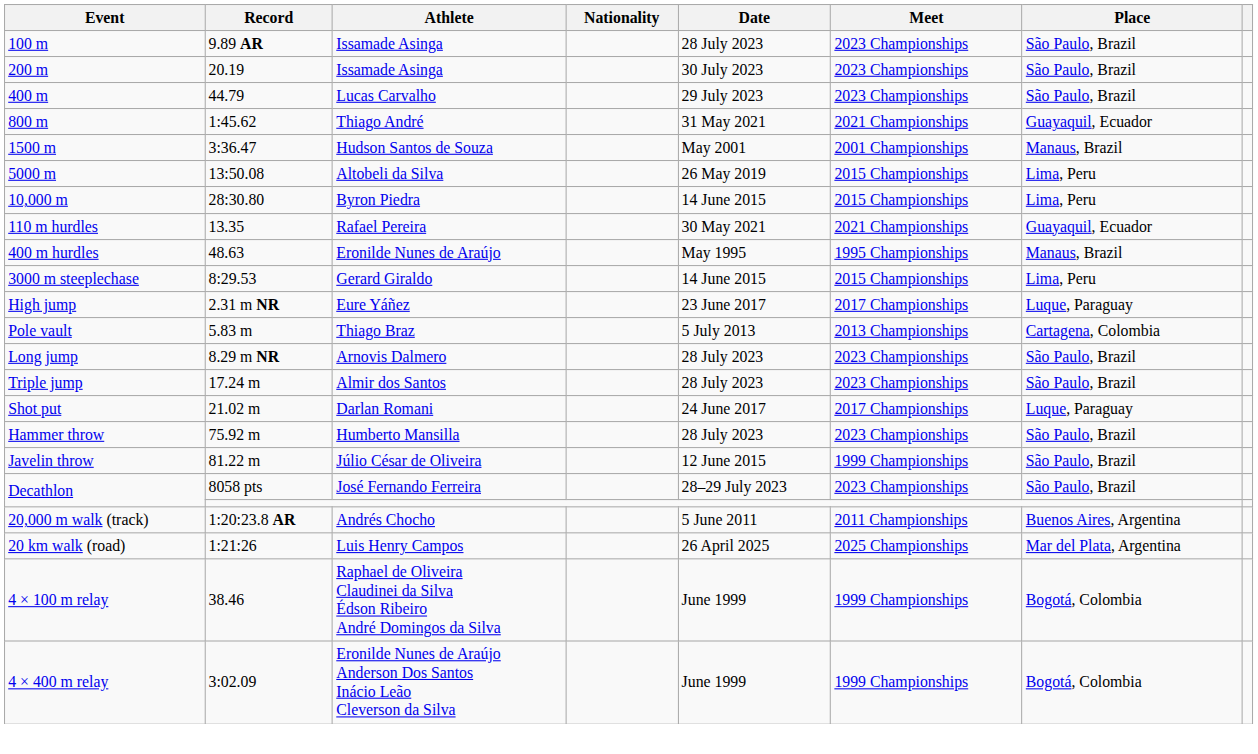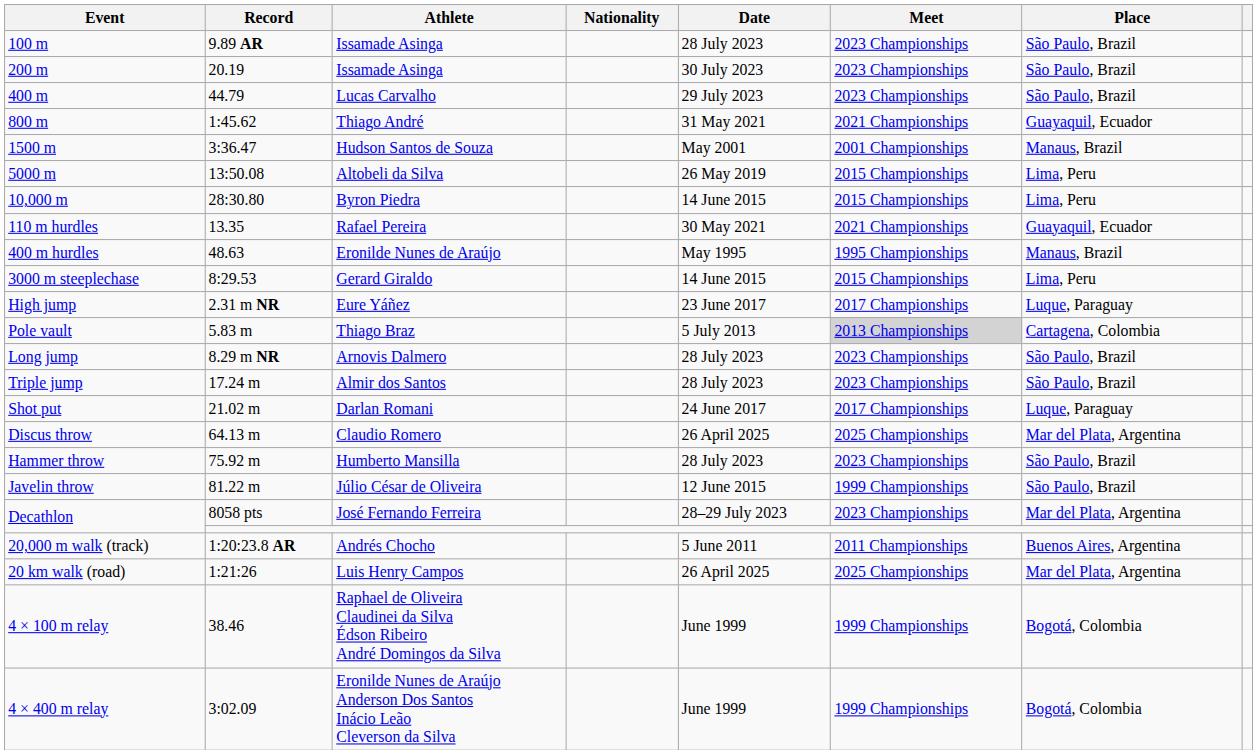(901, 330) no background -> (901, 330) lightgrey background
+ row: (50, 434)
(1081, 486) São Paulo, Brazil -> (1103, 512) Mar del Plata, Argentina
